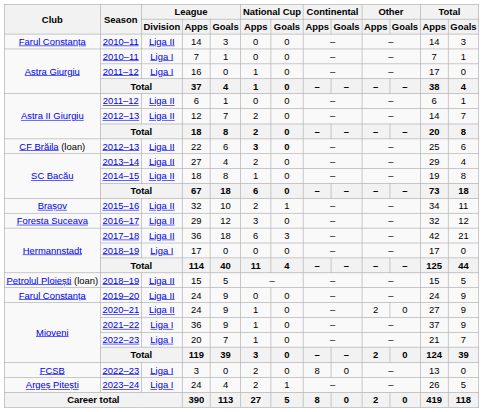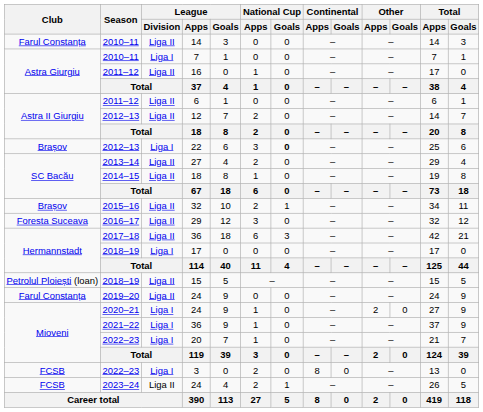(162, 72) Liga I -> (162, 72) Liga II
(52, 146) CF Brăila (loan) -> (52, 146) Brașov
(162, 146) Liga II -> (162, 146) Liga I
(256, 146) bold -> (256, 146) normal
(162, 310) Liga II -> (162, 310) Liga I
(52, 385) Argeș Pitești -> (52, 385) FCSB
(162, 385) Liga I -> (162, 385) Liga II
